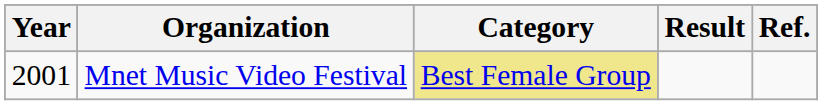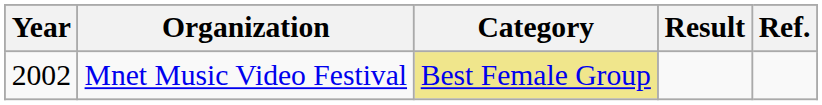(41, 74) 2001 -> (41, 74) 2002
